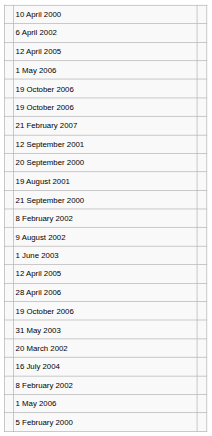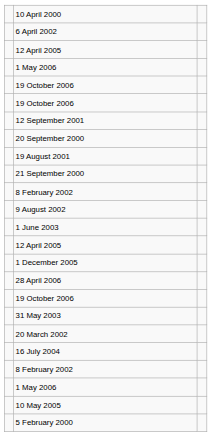- row: (9, 126)
+ row: (9, 263)
+ row: (9, 405)
